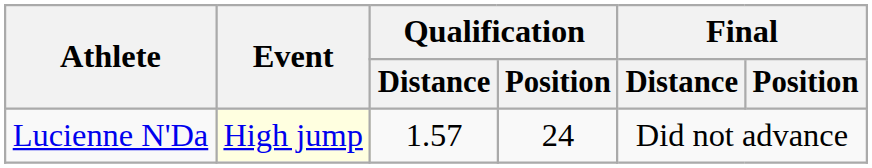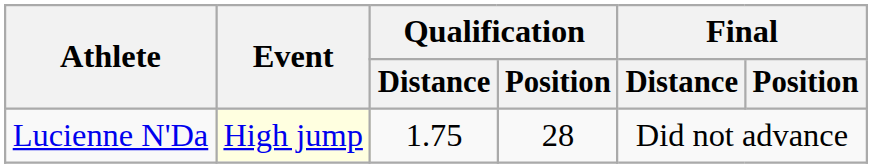(434, 135) 1.57 -> (434, 135) 1.75
(558, 135) 24 -> (558, 135) 28
